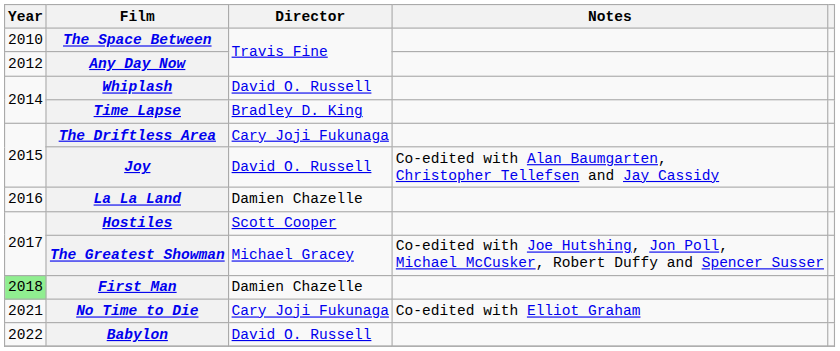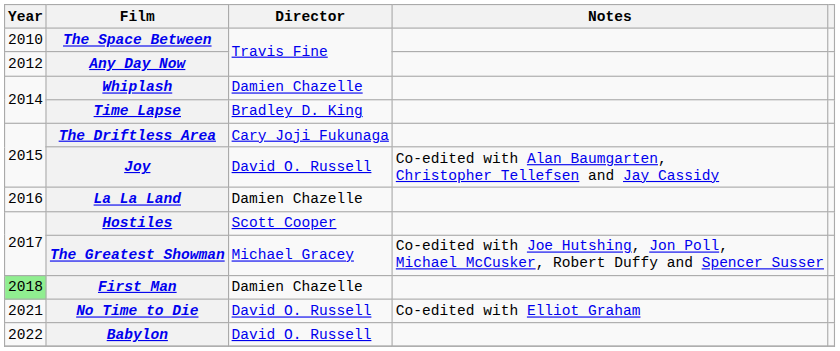(302, 88) David O. Russell -> (297, 88) Damien Chazelle
(310, 311) Cary Joji Fukunaga -> (302, 311) David O. Russell
